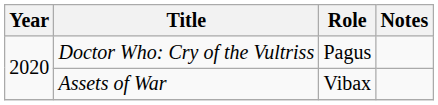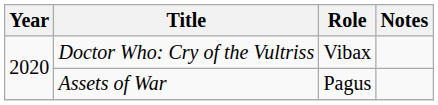(347, 52) Pagus -> (347, 52) Vibax
(347, 83) Vibax -> (347, 83) Pagus
